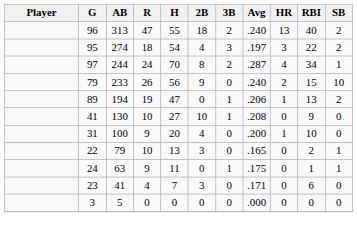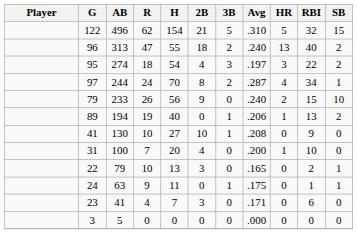+ row: (92, 30)
(174, 99) 47 -> (174, 116) 40
(147, 133) 9 -> (147, 151) 7
